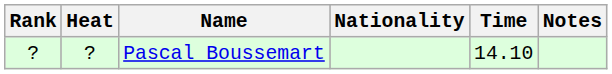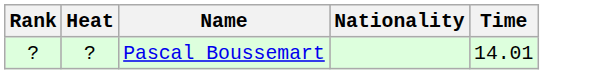- column: (572, 21)
(504, 53) 14.10 -> (504, 53) 14.01
